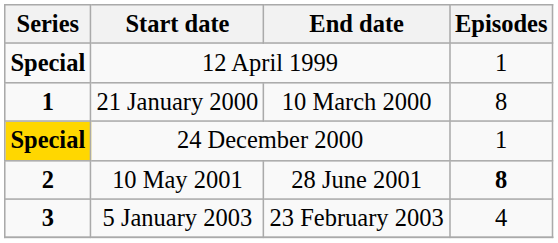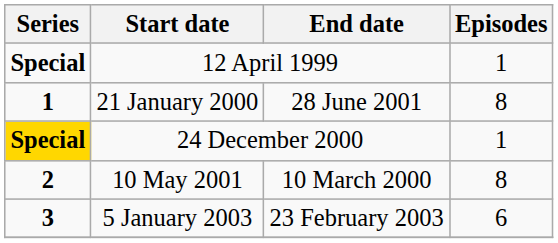(357, 101) 10 March 2000 -> (357, 101) 28 June 2001
(357, 179) 28 June 2001 -> (357, 179) 10 March 2000
(501, 179) bold -> (501, 179) normal
(501, 218) 4 -> (501, 218) 6
